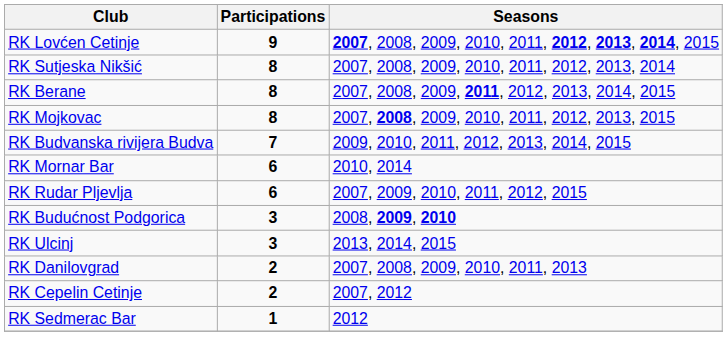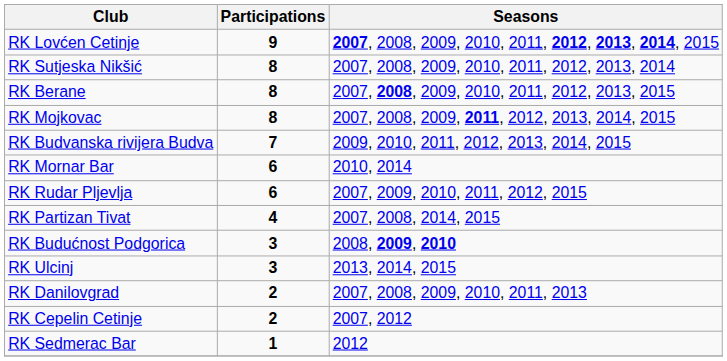(504, 92) 2007, 2008, 2009, 2011, 2012, 2013, 2014, 2015 -> (504, 92) 2007, 2008, 2009, 2010, 2011, 2012, 2013, 2015
(504, 117) 2007, 2008, 2009, 2010, 2011, 2012, 2013, 2015 -> (504, 117) 2007, 2008, 2009, 2011, 2012, 2013, 2014, 2015
+ row: (69, 218)
